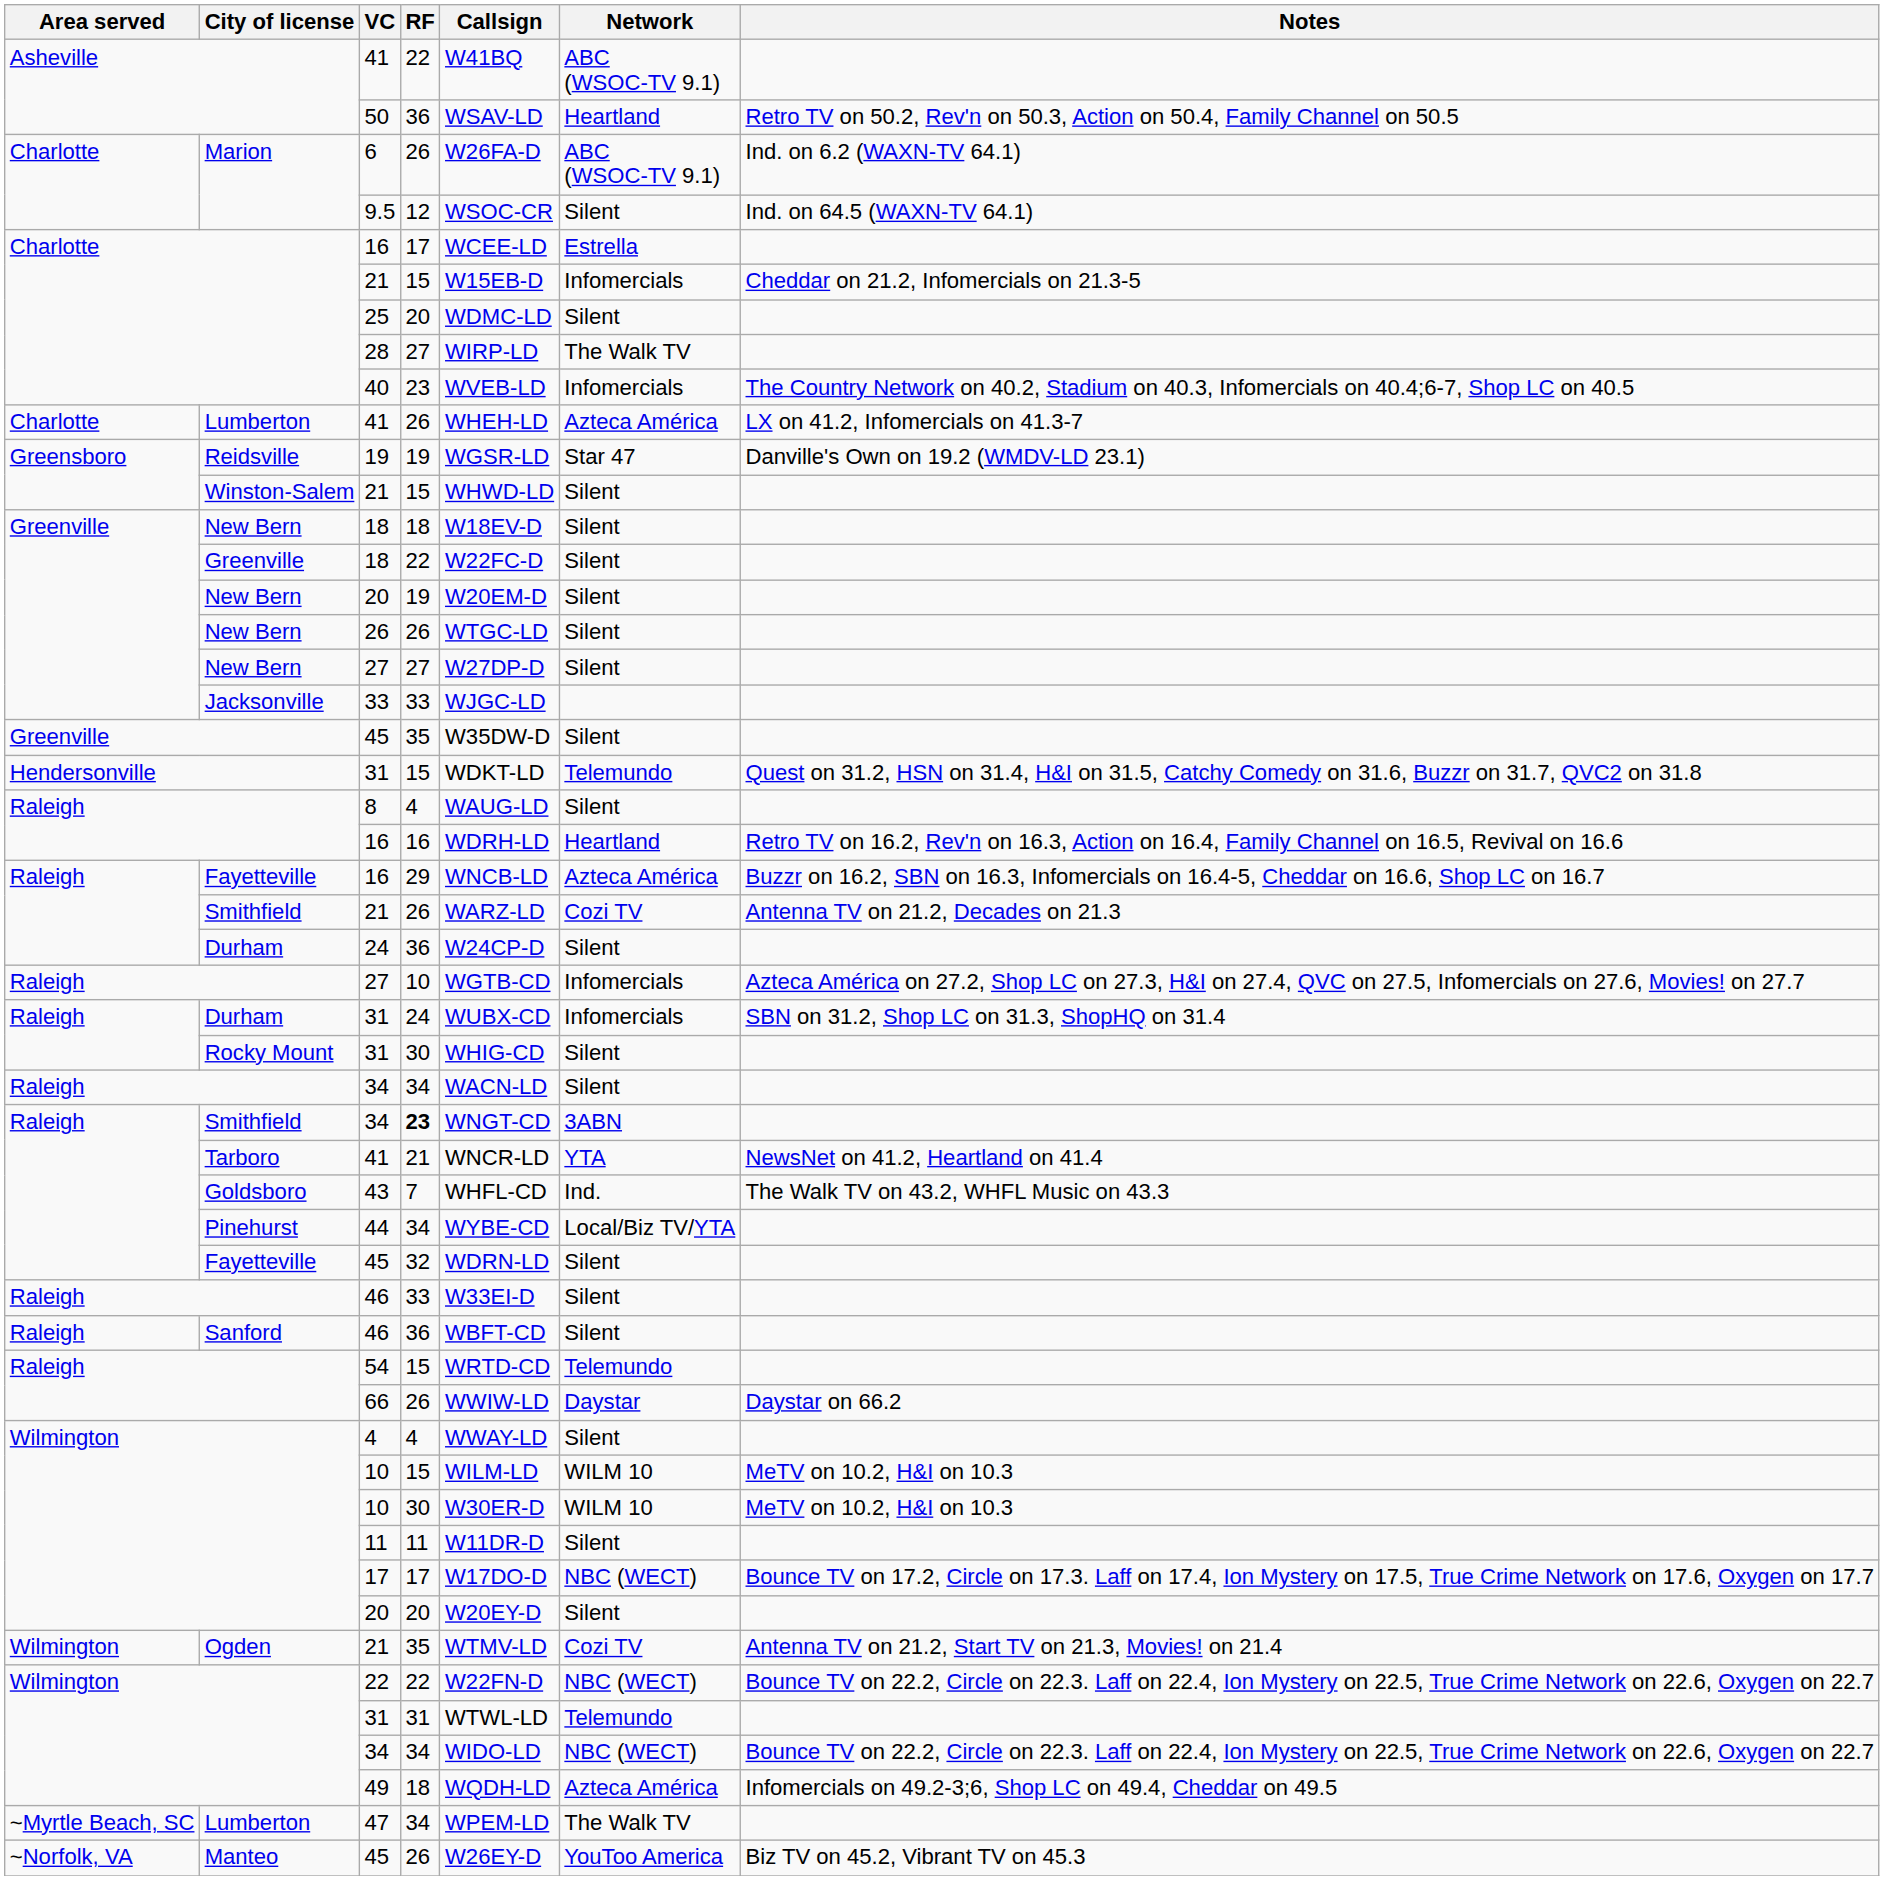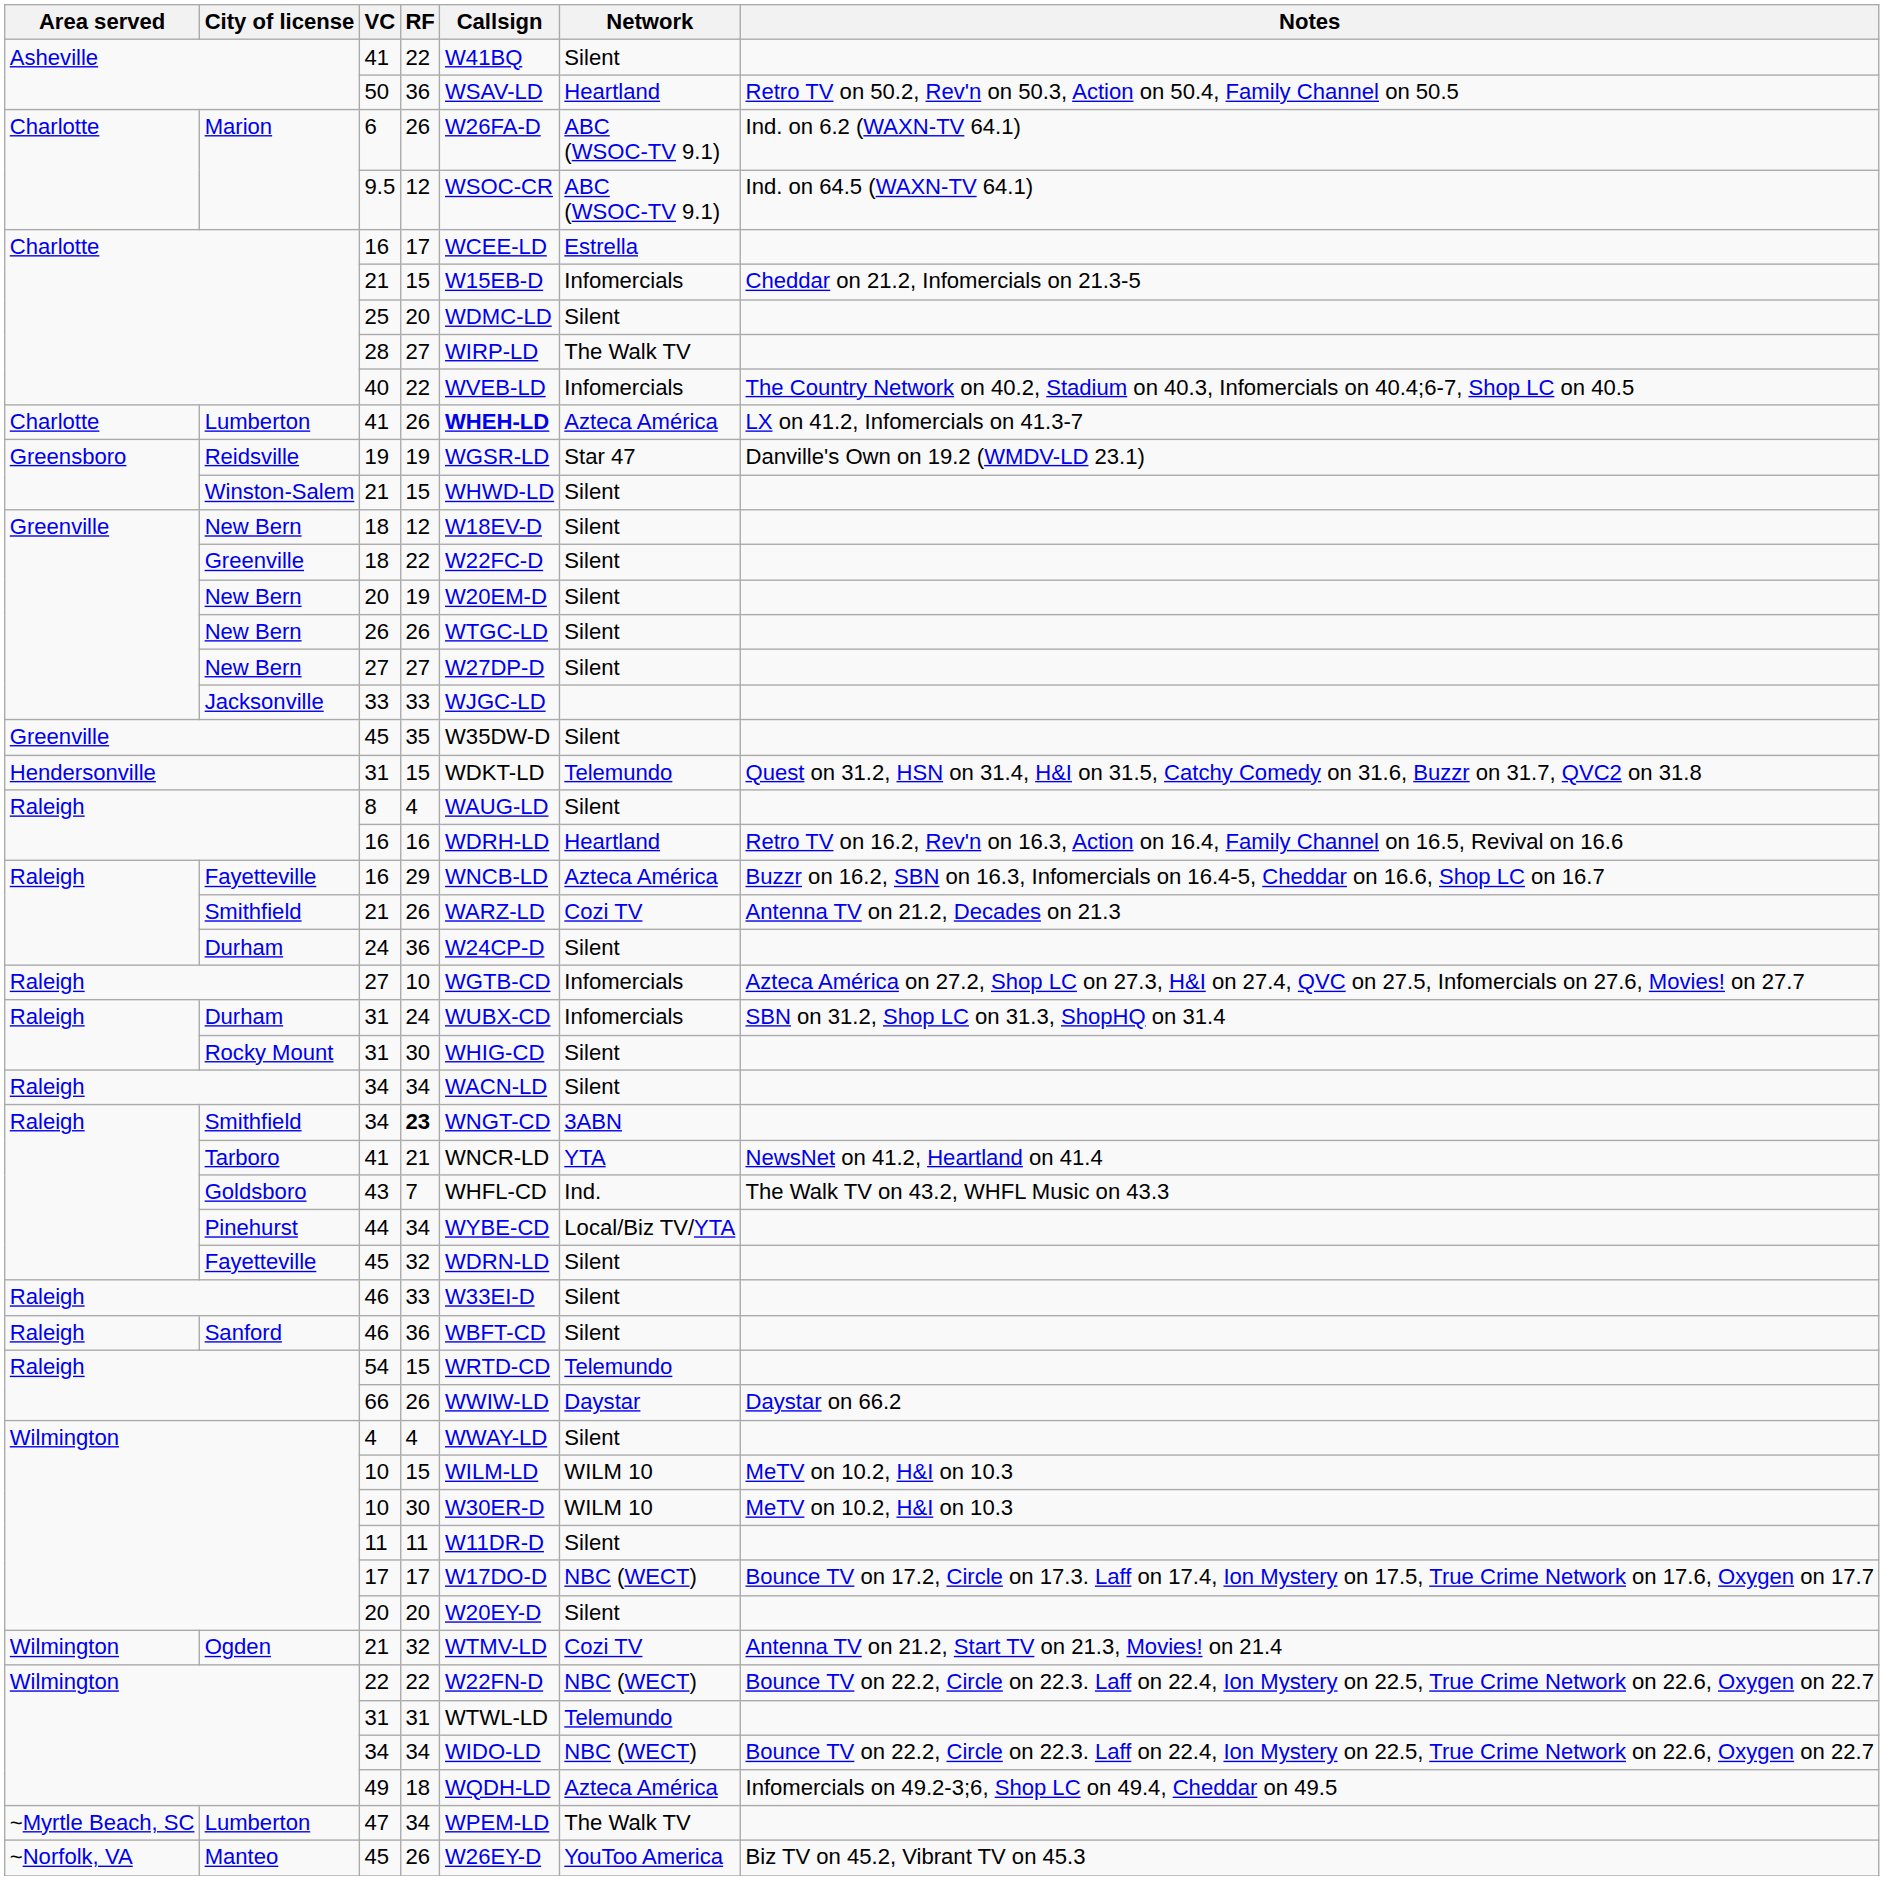(642, 69) ABC (WSOC-TV 9.1) -> (592, 57) Silent
(592, 211) Silent -> (642, 199) ABC (WSOC-TV 9.1)
(418, 386) 23 -> (418, 386) 22
(497, 421) normal -> (497, 421) bold
(418, 526) 18 -> (418, 526) 12
(418, 1647) 35 -> (418, 1647) 32
